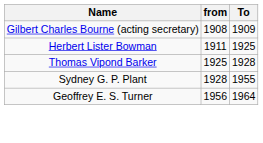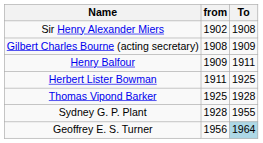+ row: (103, 29)
+ row: (103, 63)
(244, 96) no background -> (244, 130) lightblue background
